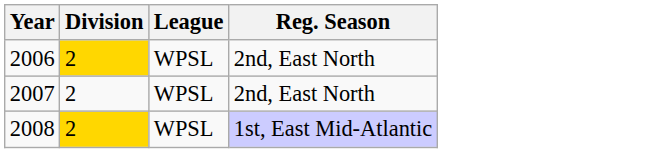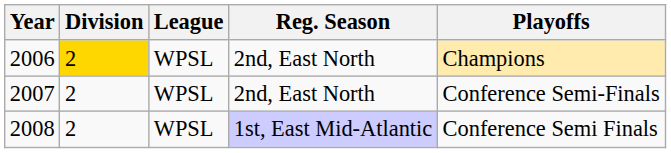+ column: (551, 22)
(71, 128) gold background -> (71, 128) no background
